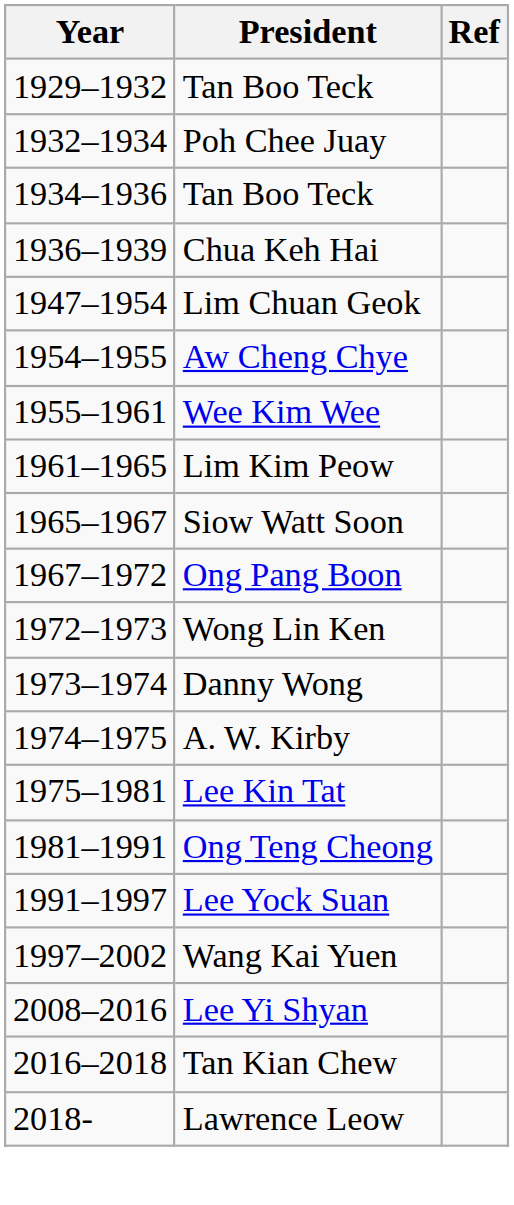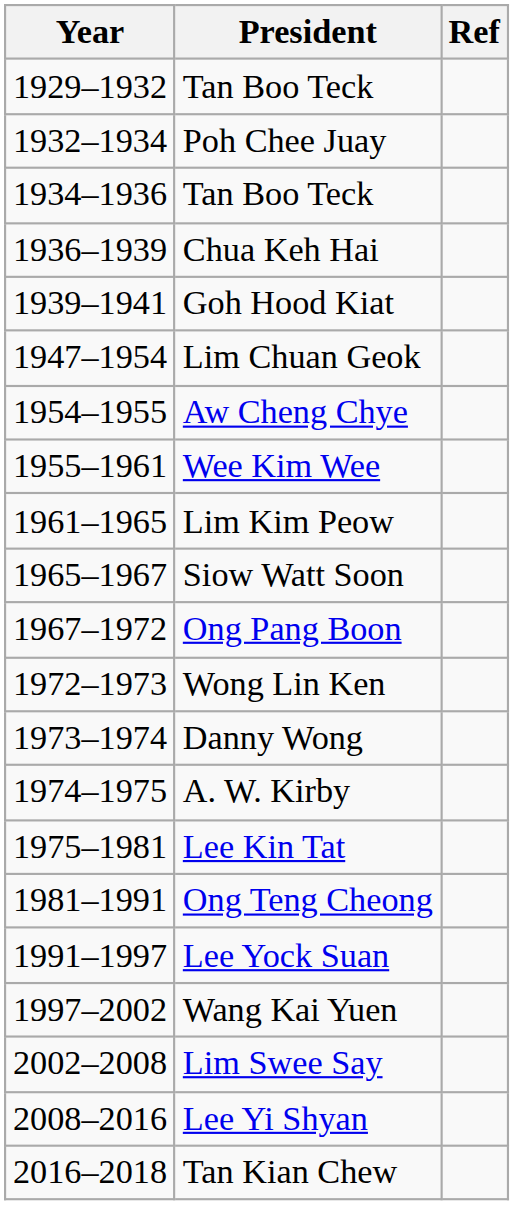+ row: (90, 303)
+ row: (90, 1063)
- row: (53, 1117)
